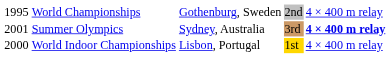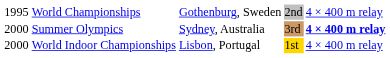(16, 28) 2001 -> (16, 28) 2000
